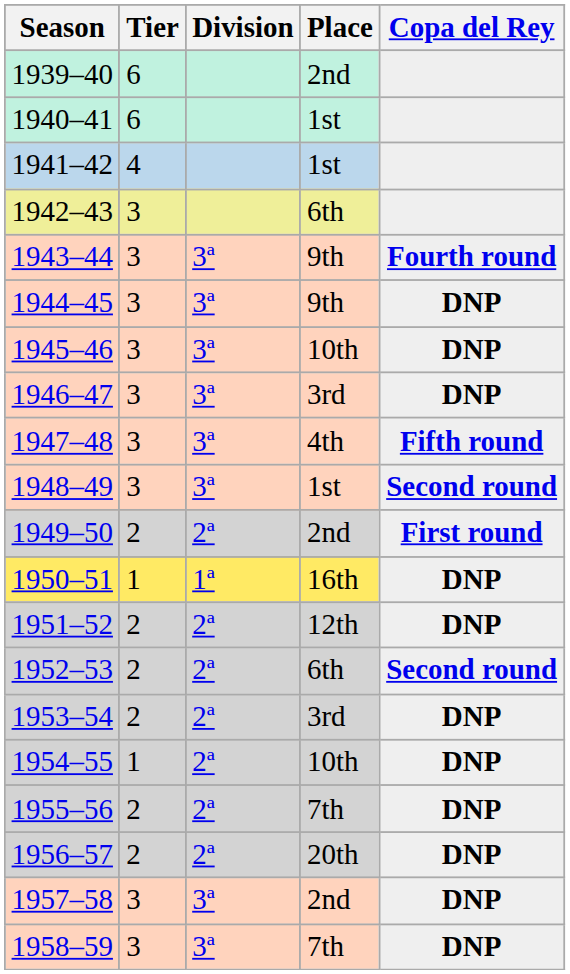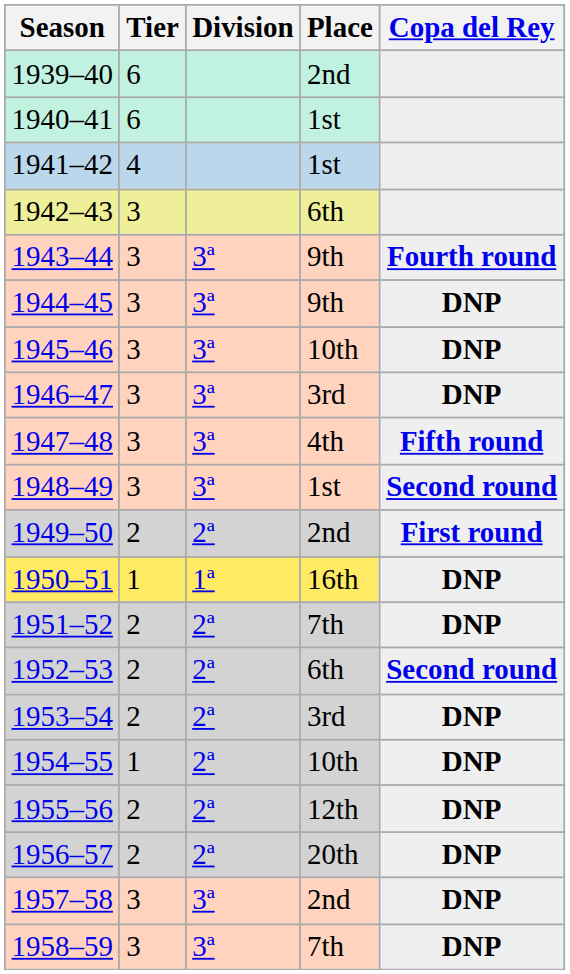(333, 624) 12th -> (325, 624) 7th
(325, 808) 7th -> (333, 808) 12th
